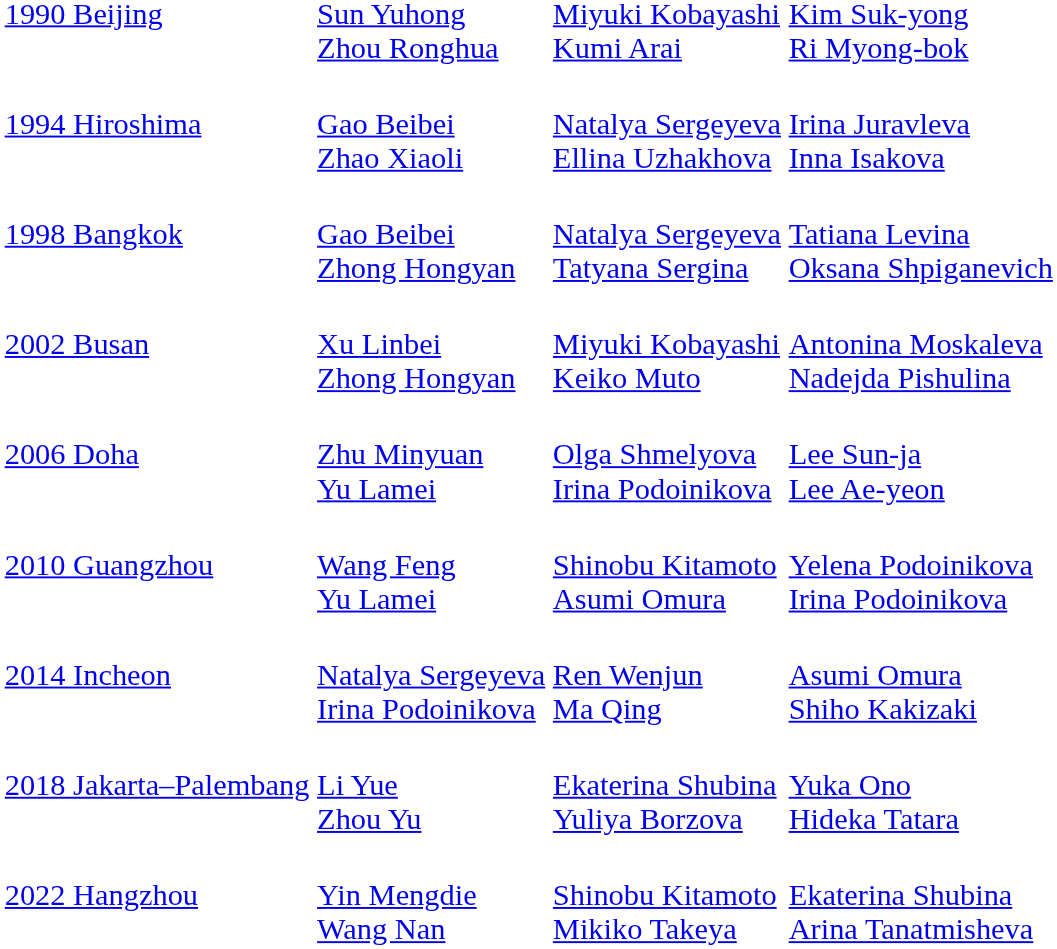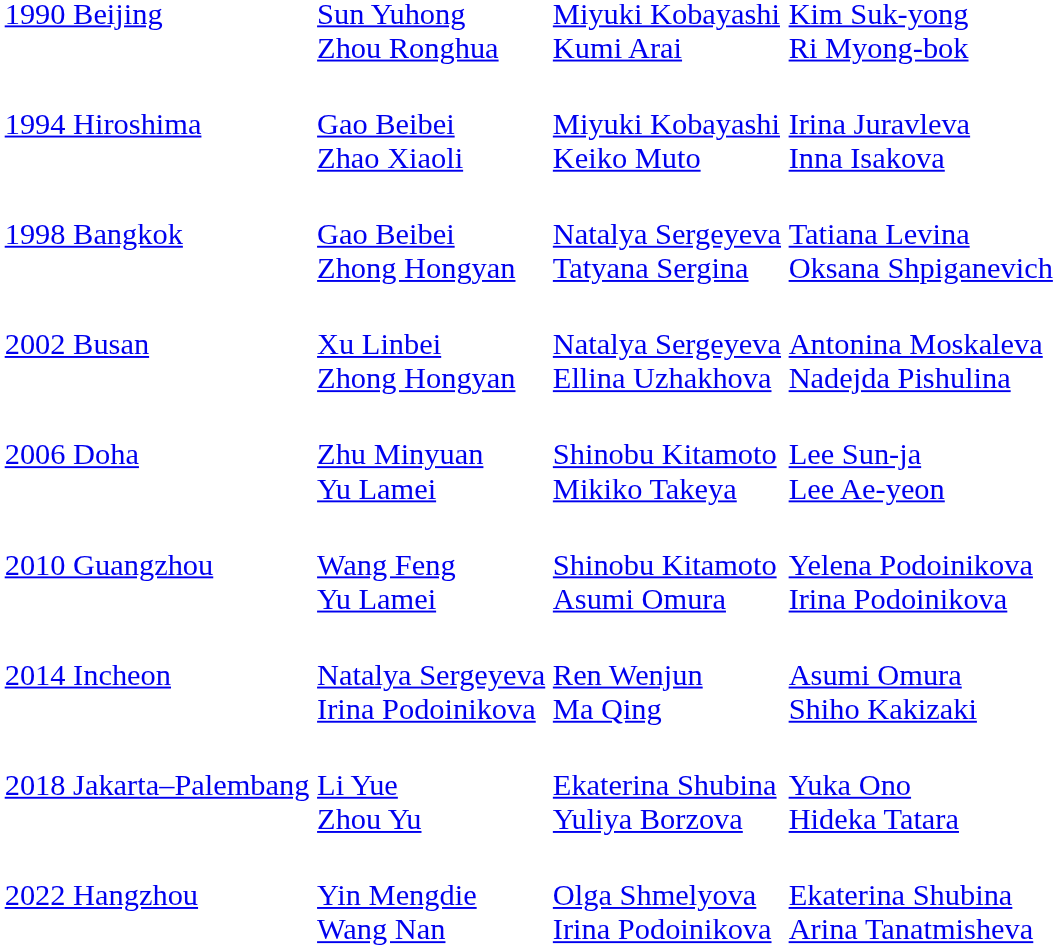(667, 140) Natalya Sergeyeva Ellina Uzhakhova -> (666, 140) Miyuki Kobayashi Keiko Muto
(666, 361) Miyuki Kobayashi Keiko Muto -> (667, 361) Natalya Sergeyeva Ellina Uzhakhova
(662, 471) Olga Shmelyova Irina Podoinikova -> (665, 471) Shinobu Kitamoto Mikiko Takeya
(665, 912) Shinobu Kitamoto Mikiko Takeya -> (662, 912) Olga Shmelyova Irina Podoinikova
